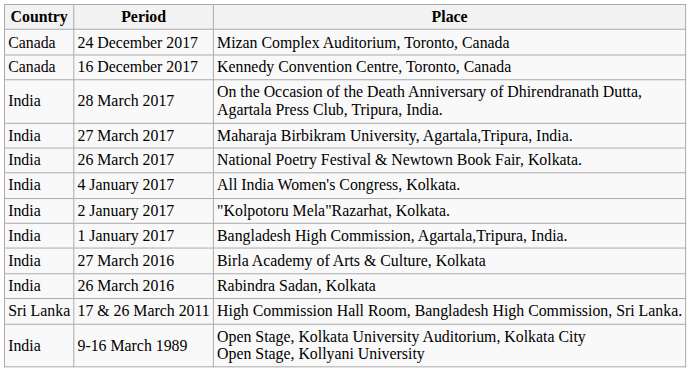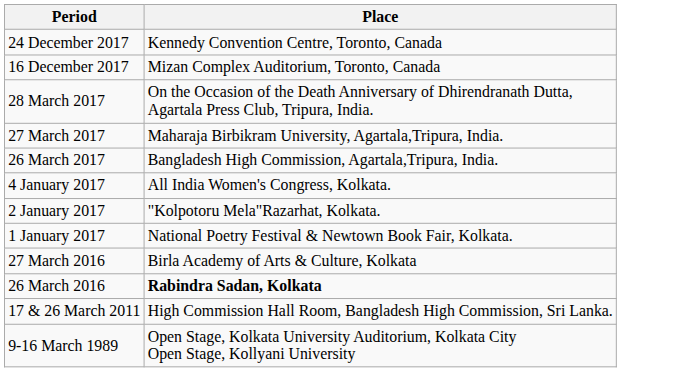- column: (39, 17)
(363, 42) Mizan Complex Auditorium, Toronto, Canada -> (295, 42) Kennedy Convention Centre, Toronto, Canada
(364, 67) Kennedy Convention Centre, Toronto, Canada -> (294, 67) Mizan Complex Auditorium, Toronto, Canada
(400, 160) National Poetry Festival & Newtown Book Fair, Kolkata. -> (323, 160) Bangladesh High Commission, Agartala,Tripura, India.
(392, 235) Bangladesh High Commission, Agartala,Tripura, India. -> (330, 235) National Poetry Festival & Newtown Book Fair, Kolkata.
(296, 286) normal -> (235, 286) bold
